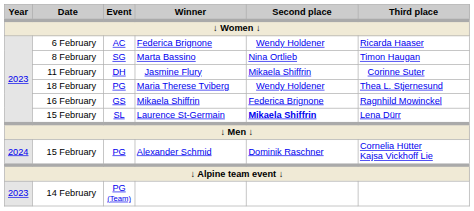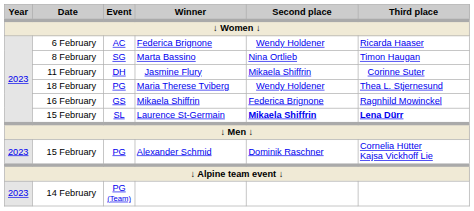(380, 115) normal -> (382, 115) bold
(18, 151) 2024 -> (18, 151) 2023
